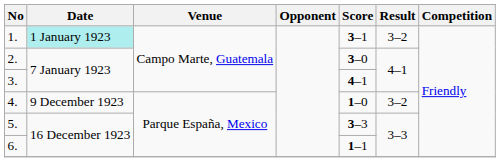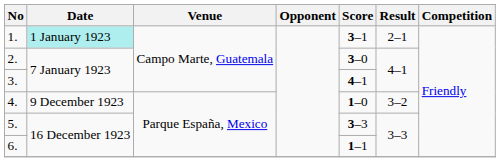(398, 36) 3–2 -> (398, 36) 2–1
